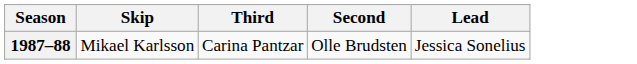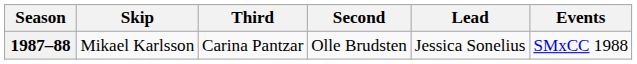+ column: (581, 18)
